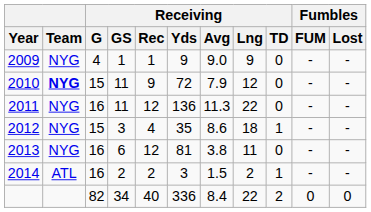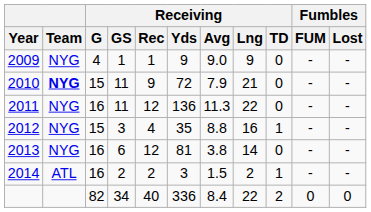(250, 83) 12 -> (250, 83) 21
(217, 128) 8.6 -> (217, 128) 8.8
(250, 128) 18 -> (250, 128) 16
(250, 151) 11 -> (250, 151) 14
